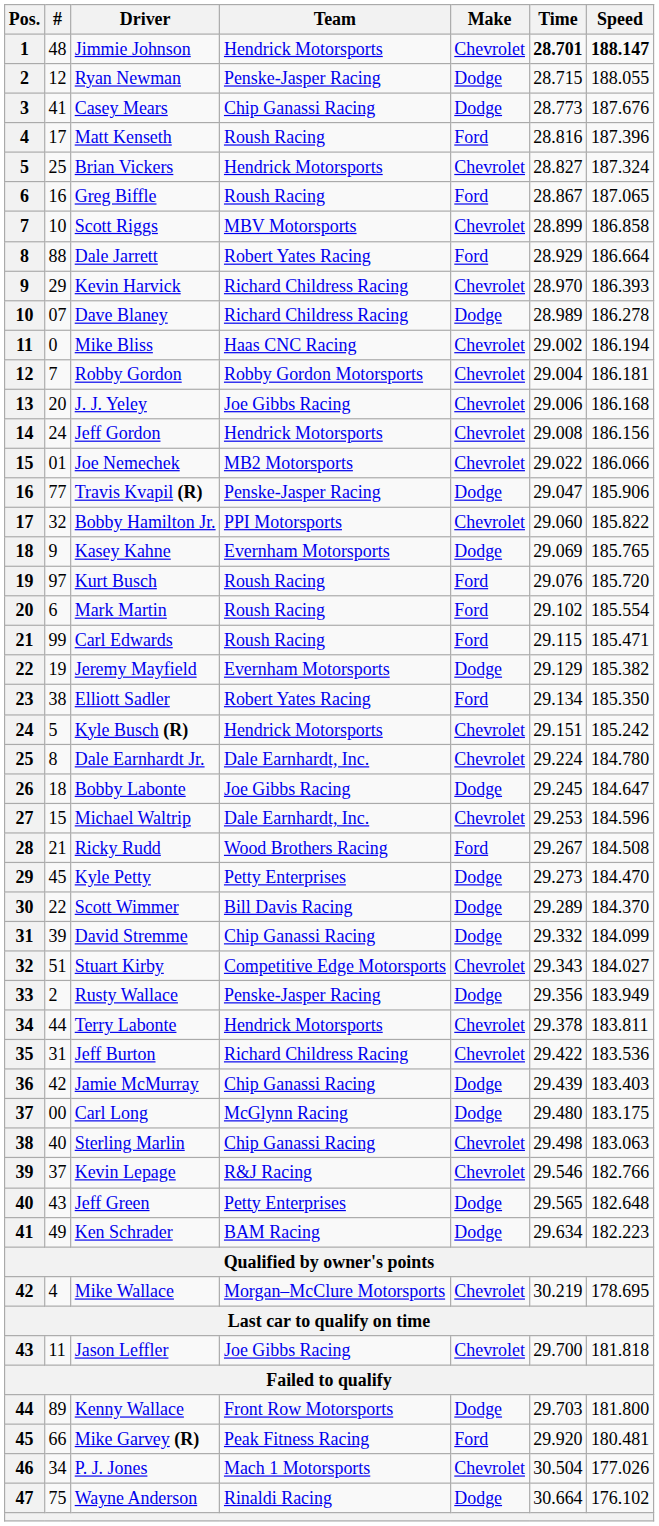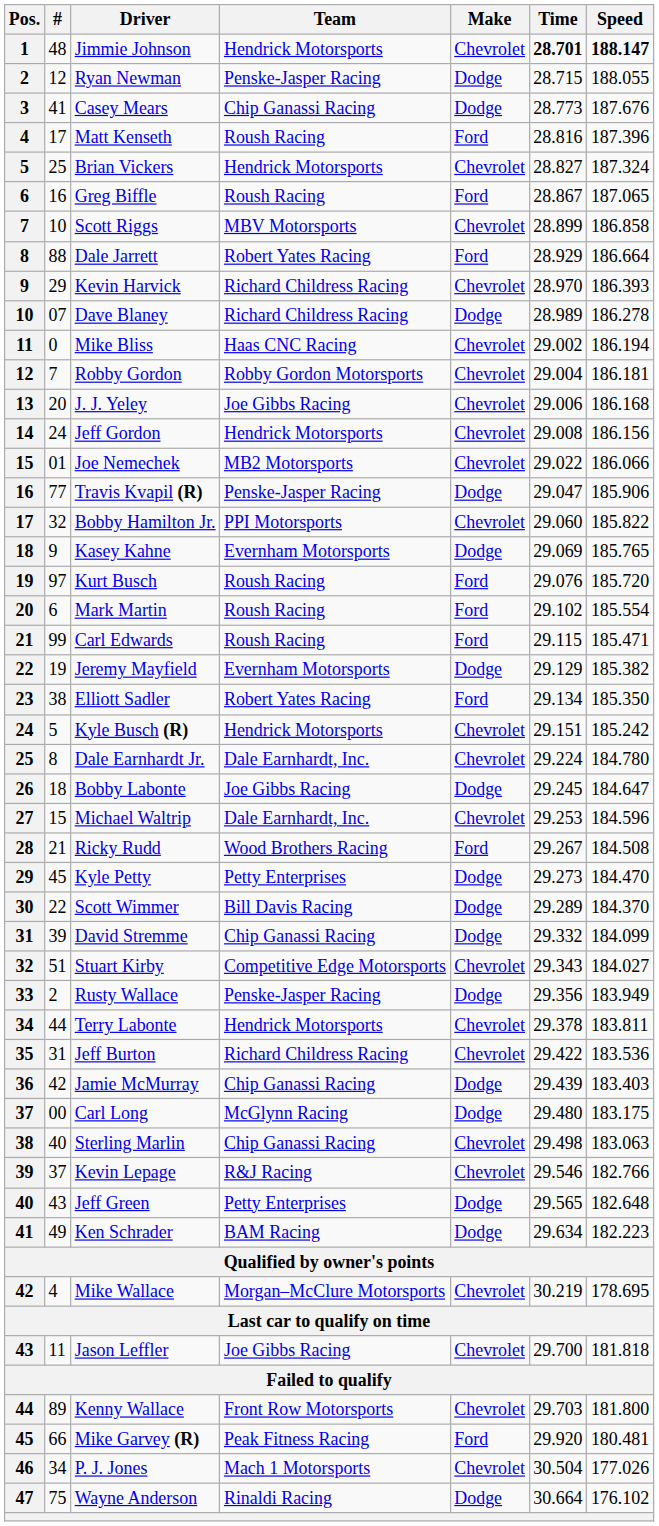(478, 1409) Dodge -> (490, 1409) Chevrolet
